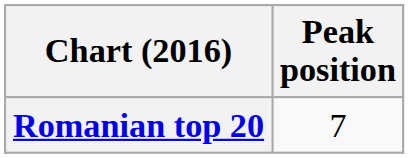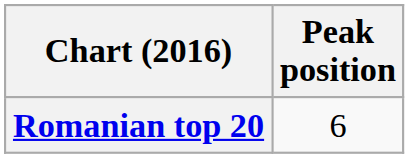(338, 124) 7 -> (338, 124) 6
